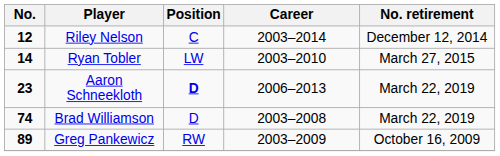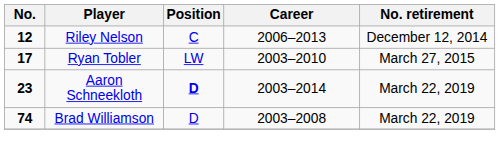(292, 37) 2003–2014 -> (292, 37) 2006–2013
(25, 59) 14 -> (25, 59) 17
(292, 88) 2006–2013 -> (292, 88) 2003–2014
- row: (104, 140)
